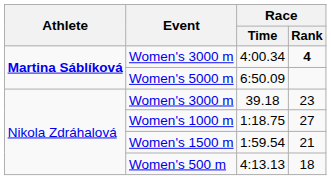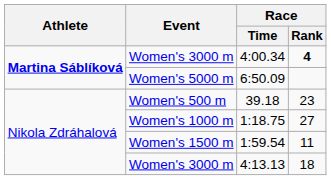(181, 100) Women's 3000 m -> (178, 100) Women's 500 m
(307, 143) 21 -> (307, 143) 11
(178, 164) Women's 500 m -> (181, 164) Women's 3000 m
